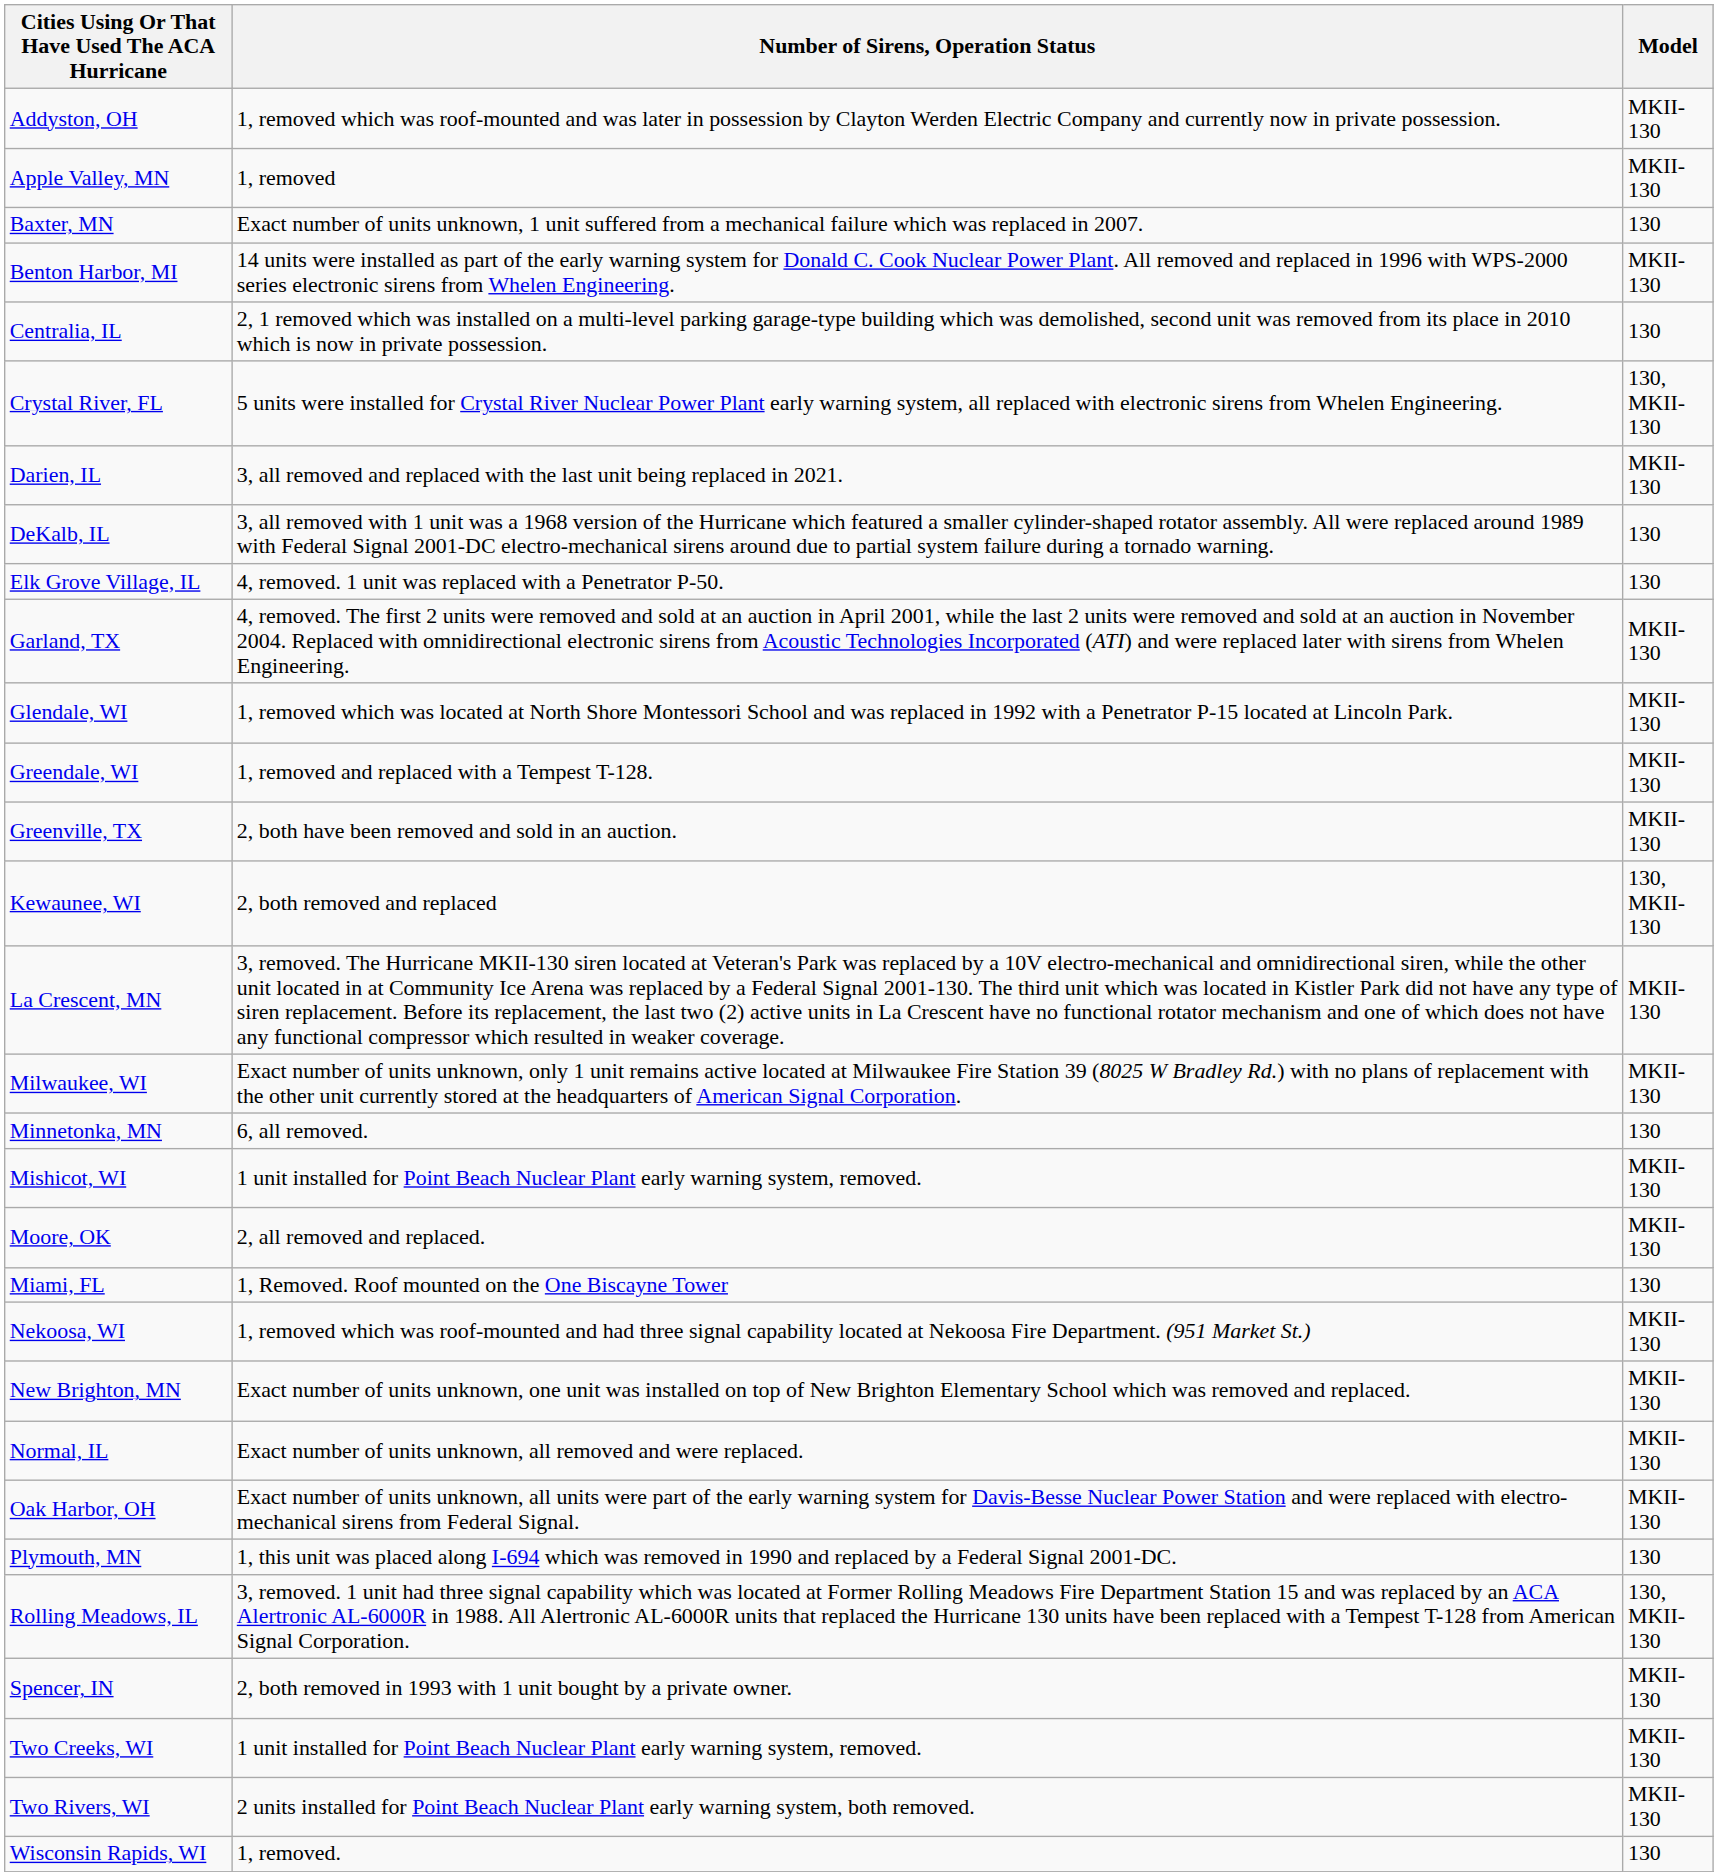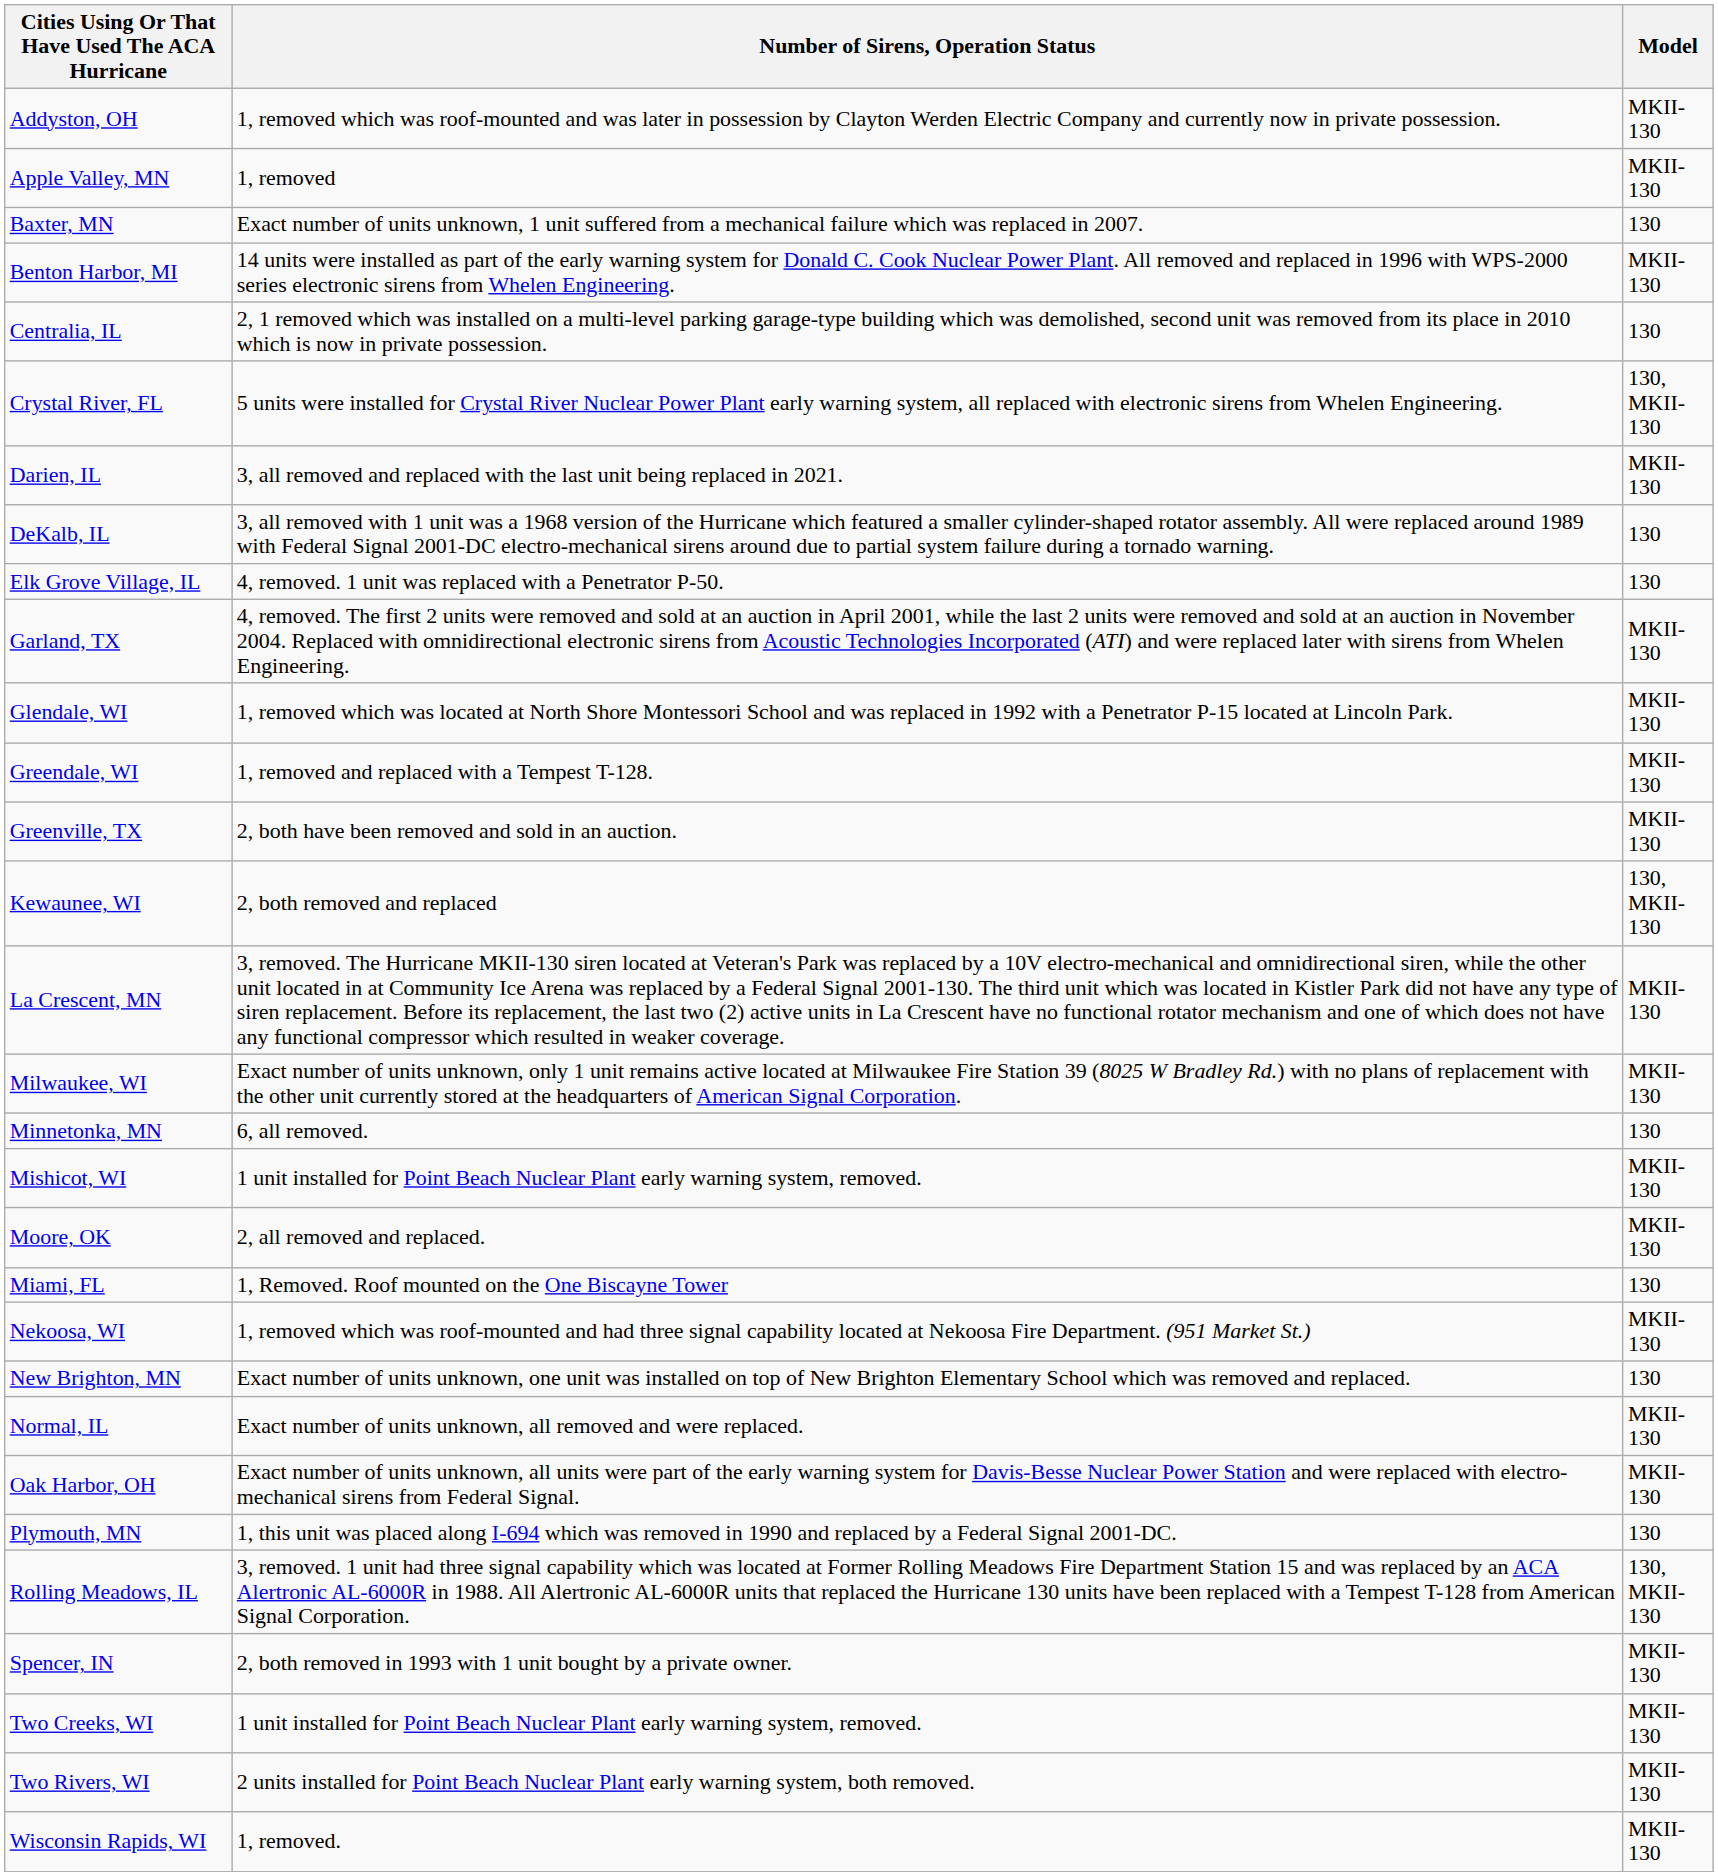(1657, 1390) MKII-130 -> (1644, 1378) 130
(1644, 1853) 130 -> (1657, 1841) MKII-130
